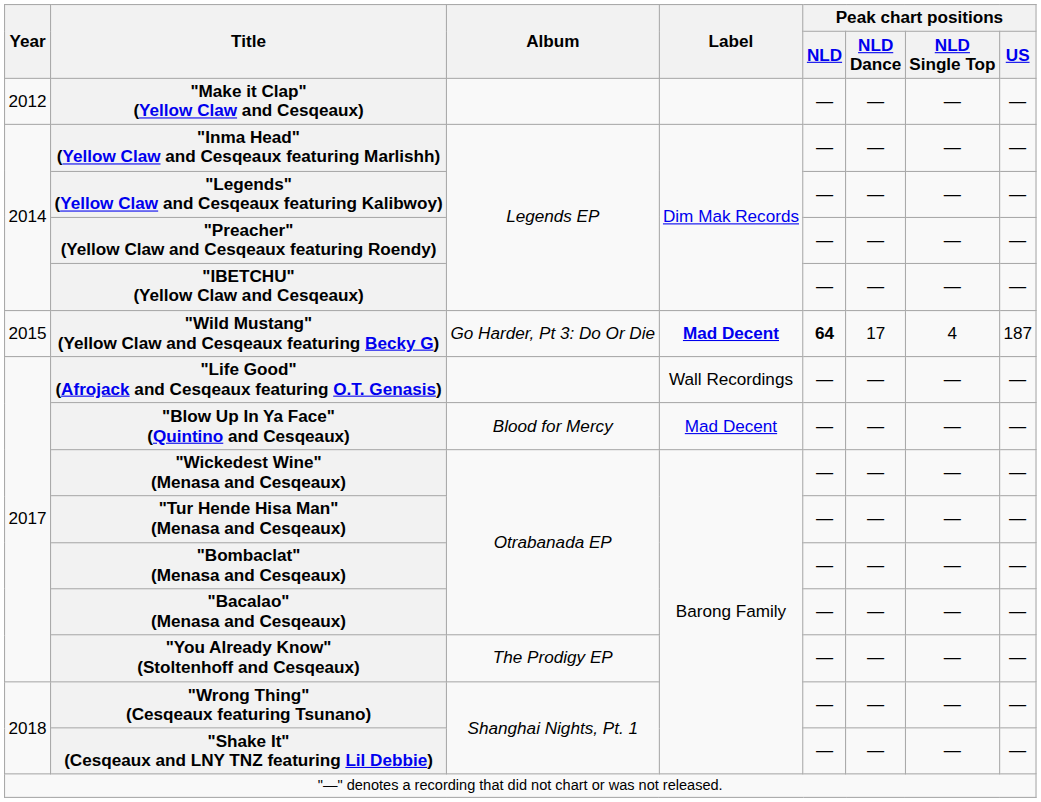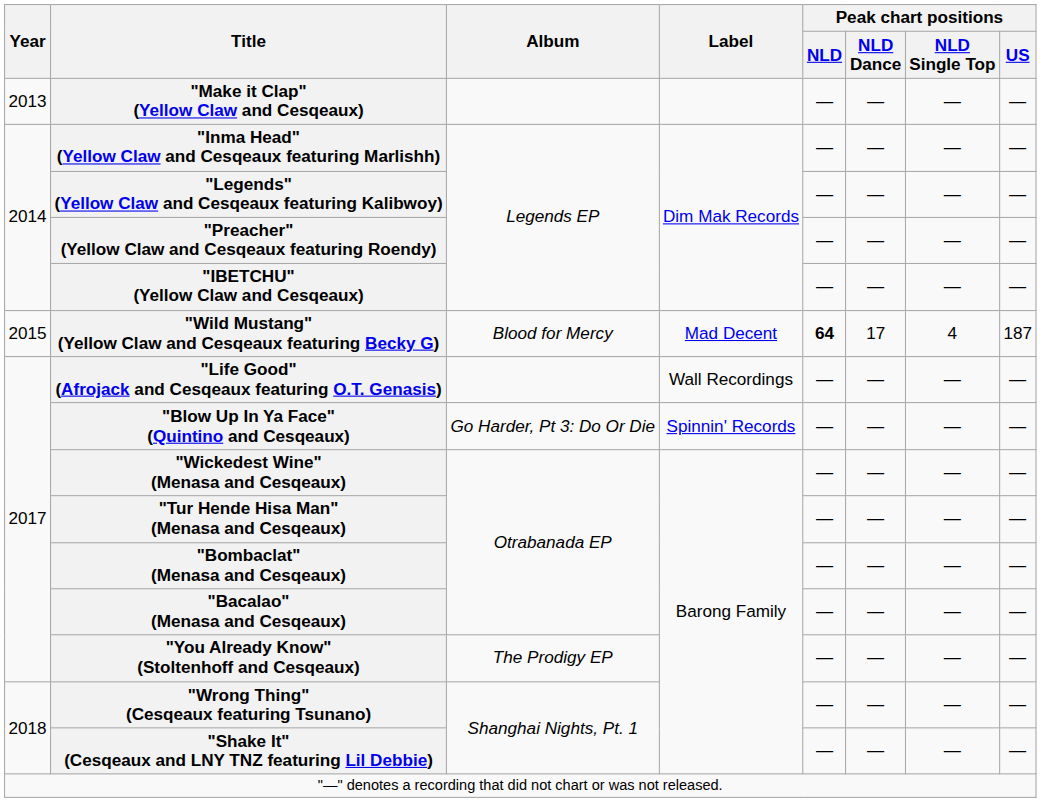(28, 101) 2012 -> (28, 101) 2013
(553, 333) Go Harder, Pt 3: Do Or Die -> (553, 333) Blood for Mercy
(731, 333) bold -> (731, 333) normal
(553, 426) Blood for Mercy -> (553, 426) Go Harder, Pt 3: Do Or Die
(731, 426) Mad Decent -> (731, 426) Spinnin' Records
